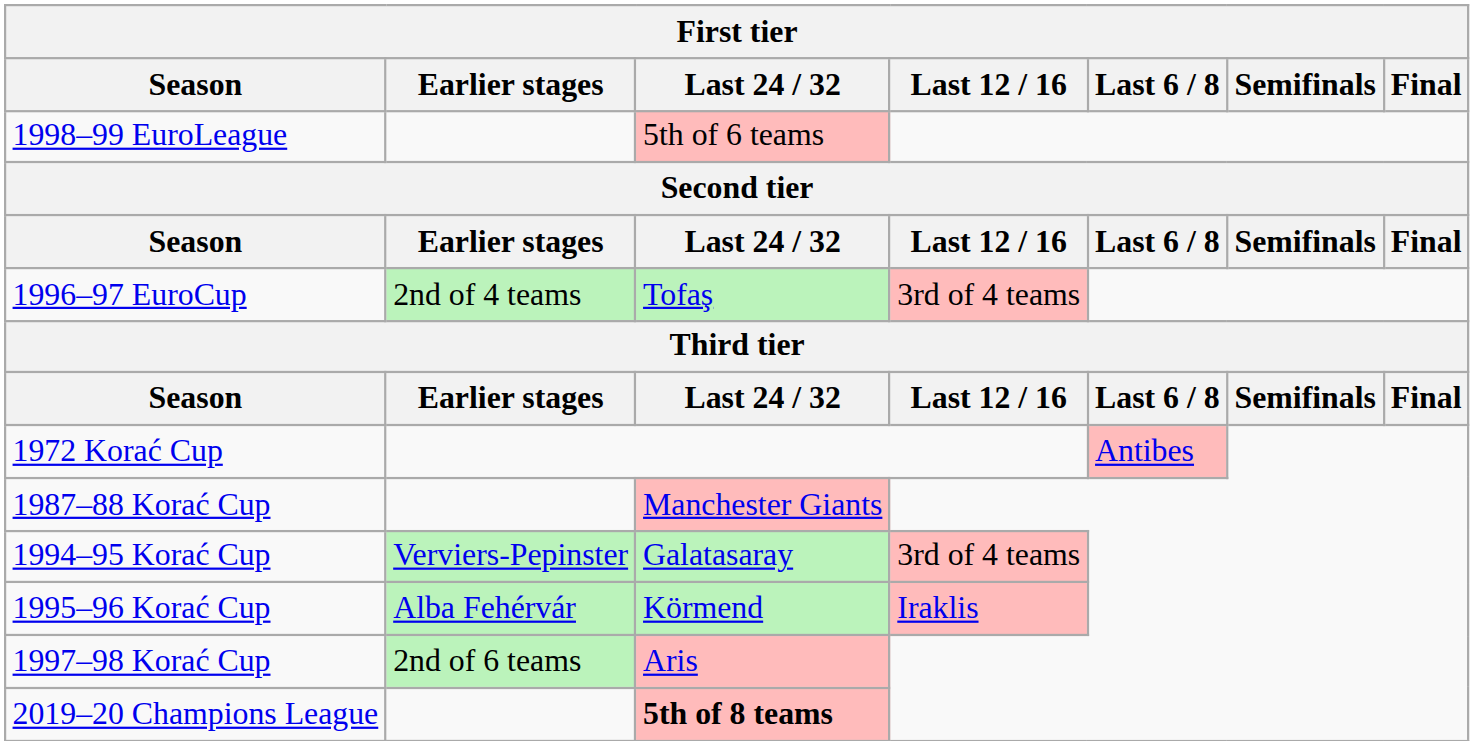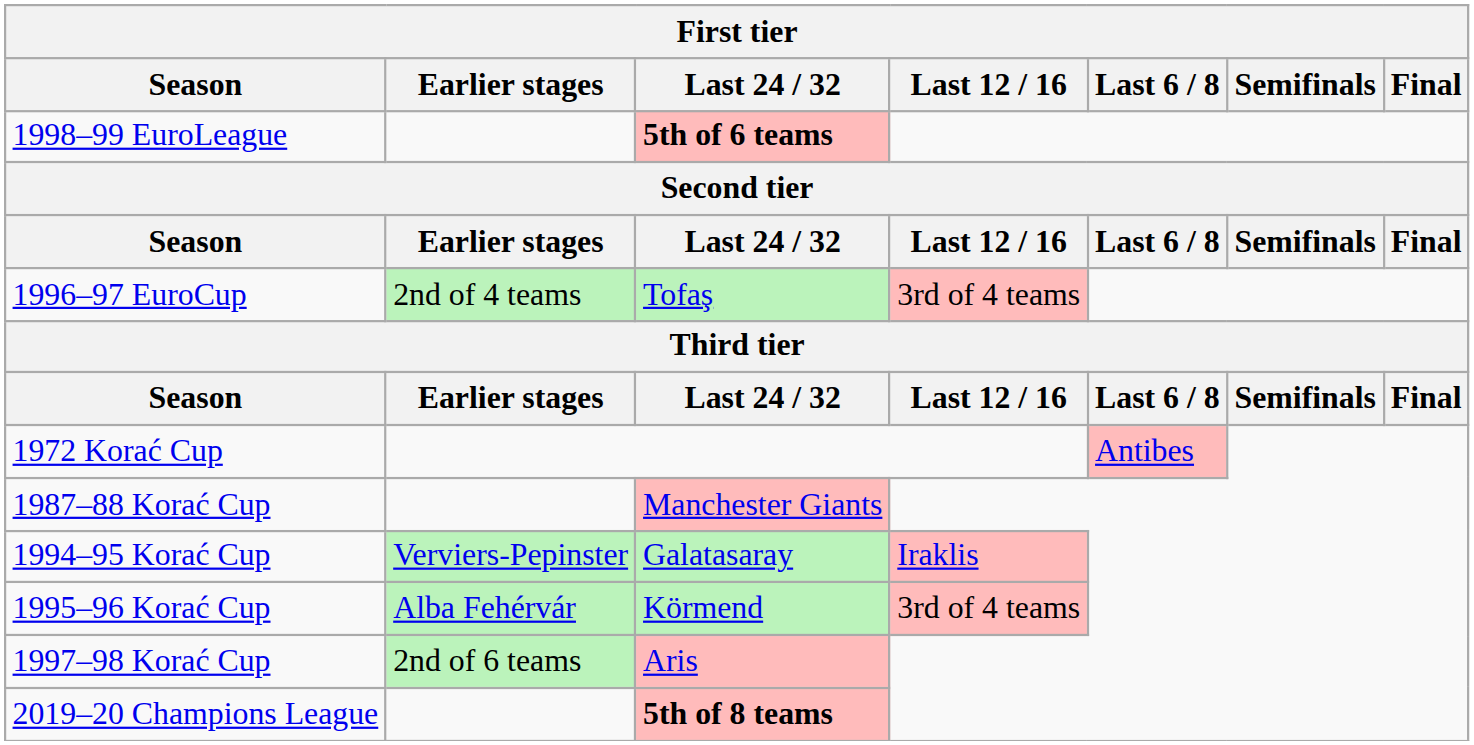(734, 136) normal -> (738, 136) bold
(989, 556) 3rd of 4 teams -> (938, 556) Iraklis
(938, 608) Iraklis -> (989, 608) 3rd of 4 teams
